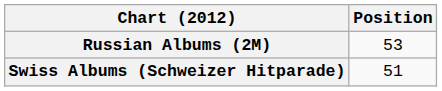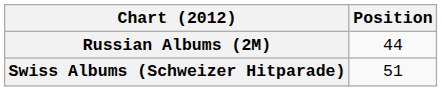(393, 45) 53 -> (393, 45) 44
